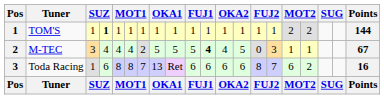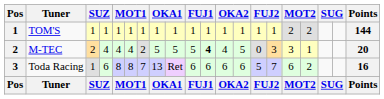(106, 31) bold -> (106, 31) normal
(93, 48) 3 -> (93, 48) 2
(291, 48) 1 -> (291, 48) 3
(363, 48) 67 -> (363, 48) 20
(259, 66) 8 -> (259, 66) 5
